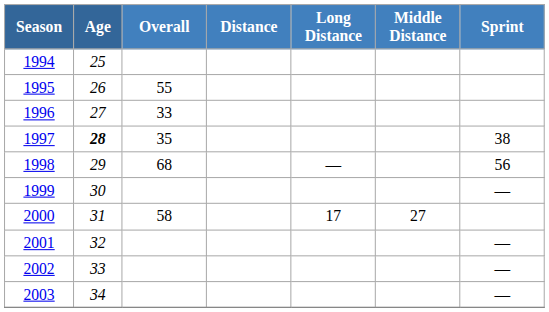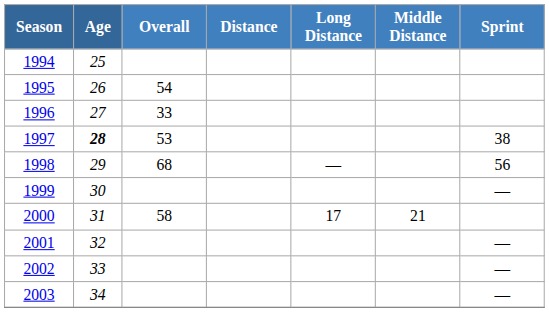(164, 87) 55 -> (164, 87) 54
(164, 139) 35 -> (164, 139) 53
(418, 216) 27 -> (418, 216) 21
